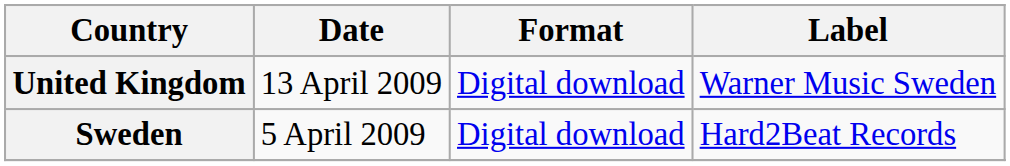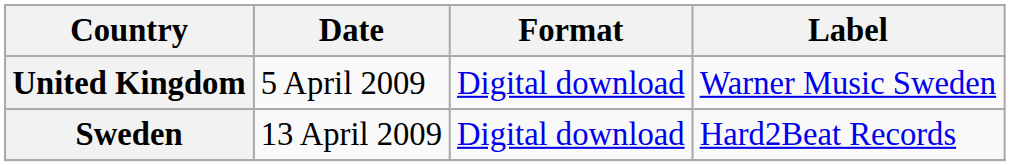(351, 82) 13 April 2009 -> (343, 82) 5 April 2009
(343, 133) 5 April 2009 -> (351, 133) 13 April 2009
